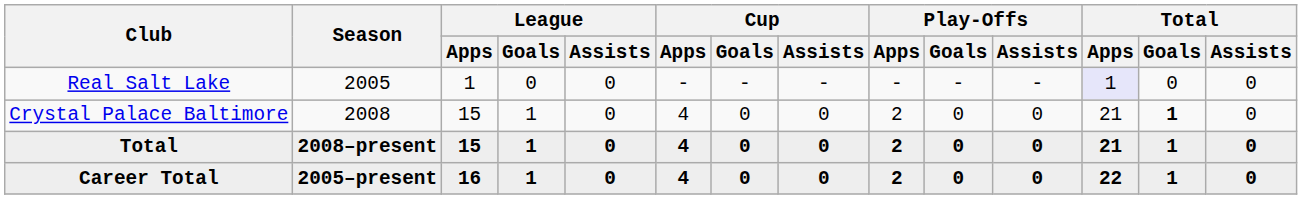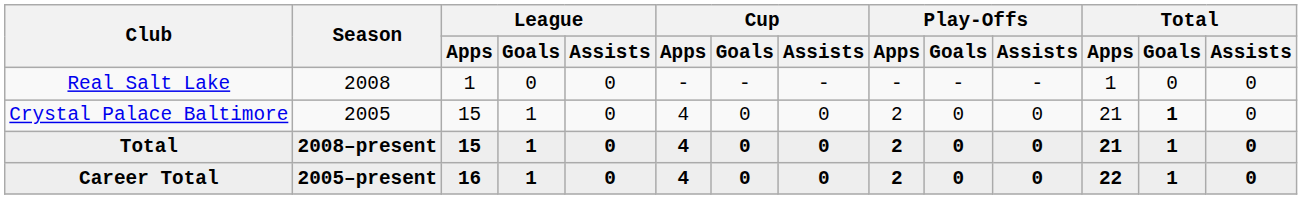(367, 84) 2005 -> (367, 84) 2008
(1111, 84) lavender background -> (1111, 84) no background
(367, 115) 2008 -> (367, 115) 2005
